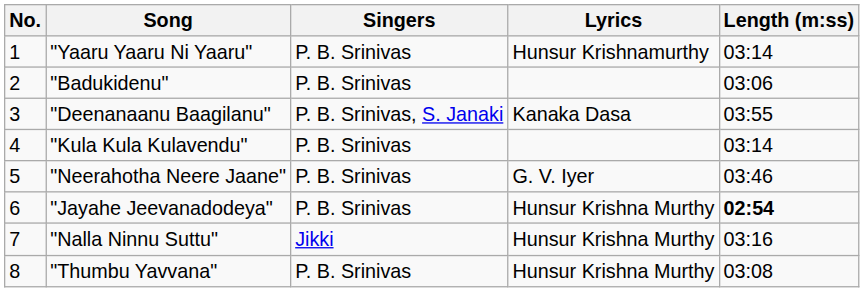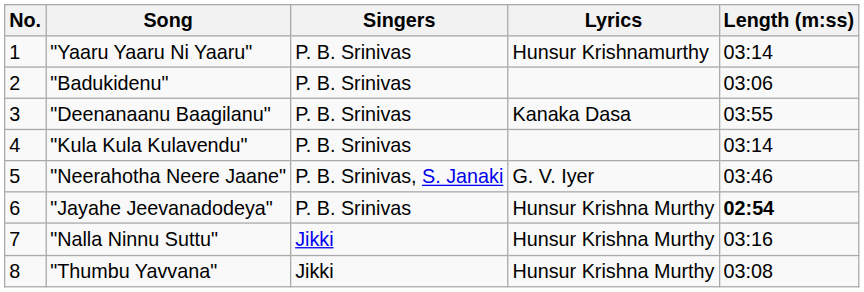(399, 114) P. B. Srinivas, S. Janaki -> (353, 114) P. B. Srinivas
(353, 177) P. B. Srinivas -> (399, 177) P. B. Srinivas, S. Janaki
(353, 271) P. B. Srinivas -> (314, 271) Jikki
